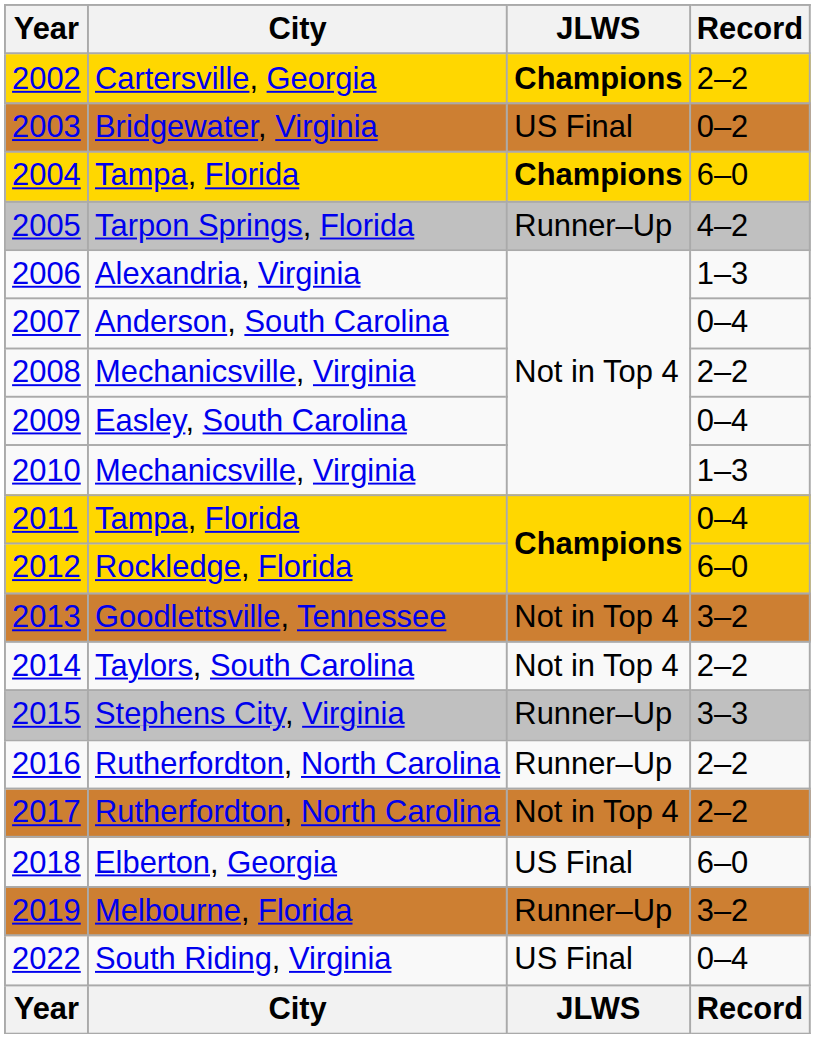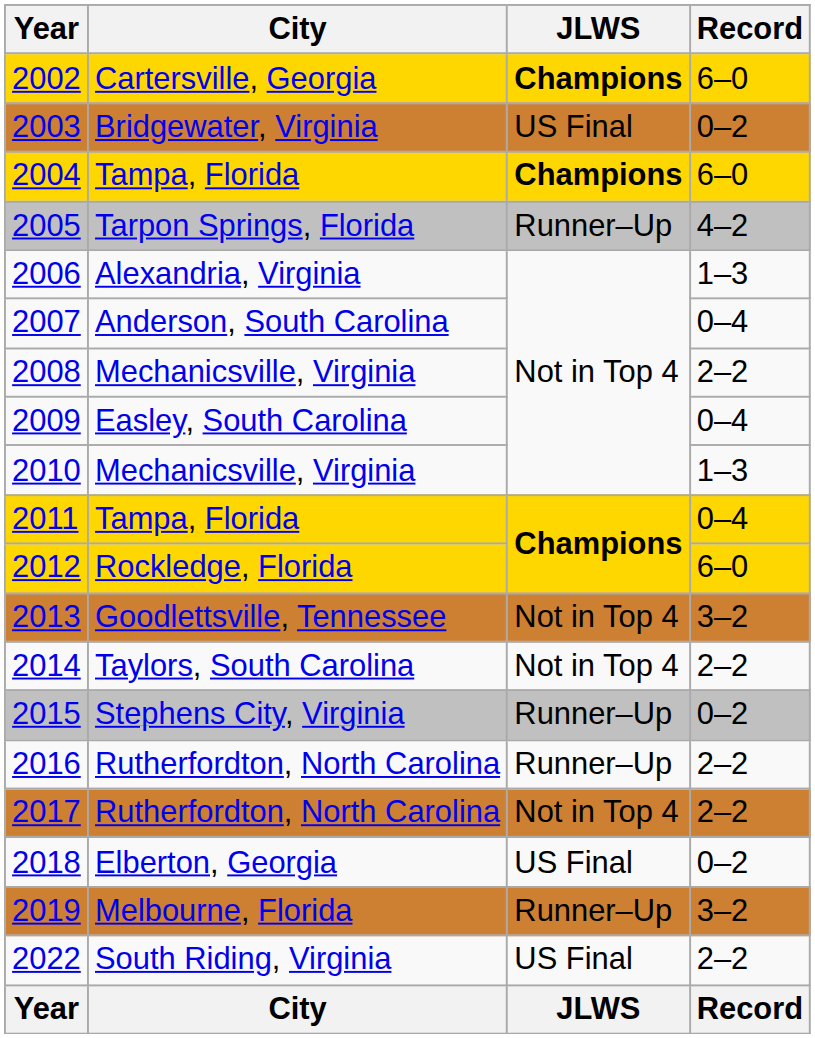(722, 77) 2–2 -> (722, 77) 6–0
(722, 714) 3–3 -> (722, 714) 0–2
(722, 861) 6–0 -> (722, 861) 0–2
(722, 959) 0–4 -> (722, 959) 2–2
